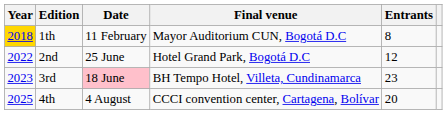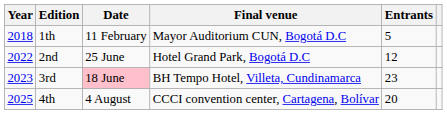(20, 36) gold background -> (20, 36) no background
(388, 36) 8 -> (388, 36) 5
